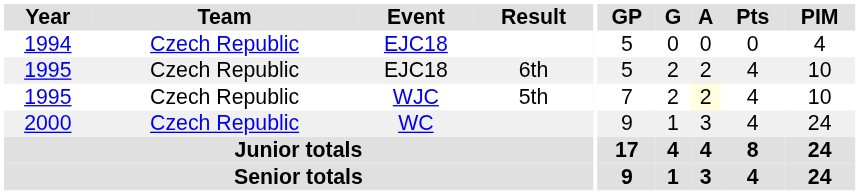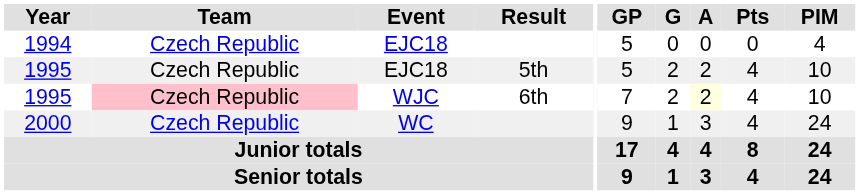(534, 70) 6th -> (534, 70) 5th
(225, 96) no background -> (225, 96) pink background
(534, 96) 5th -> (534, 96) 6th
